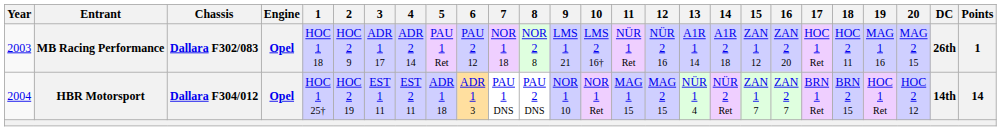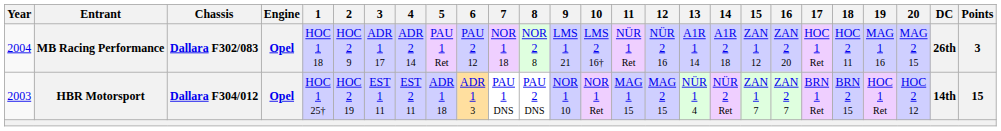(19, 47) 2003 -> (19, 47) 2004
(977, 47) 1 -> (977, 47) 3
(19, 95) 2004 -> (19, 95) 2003
(977, 95) 14 -> (977, 95) 15
